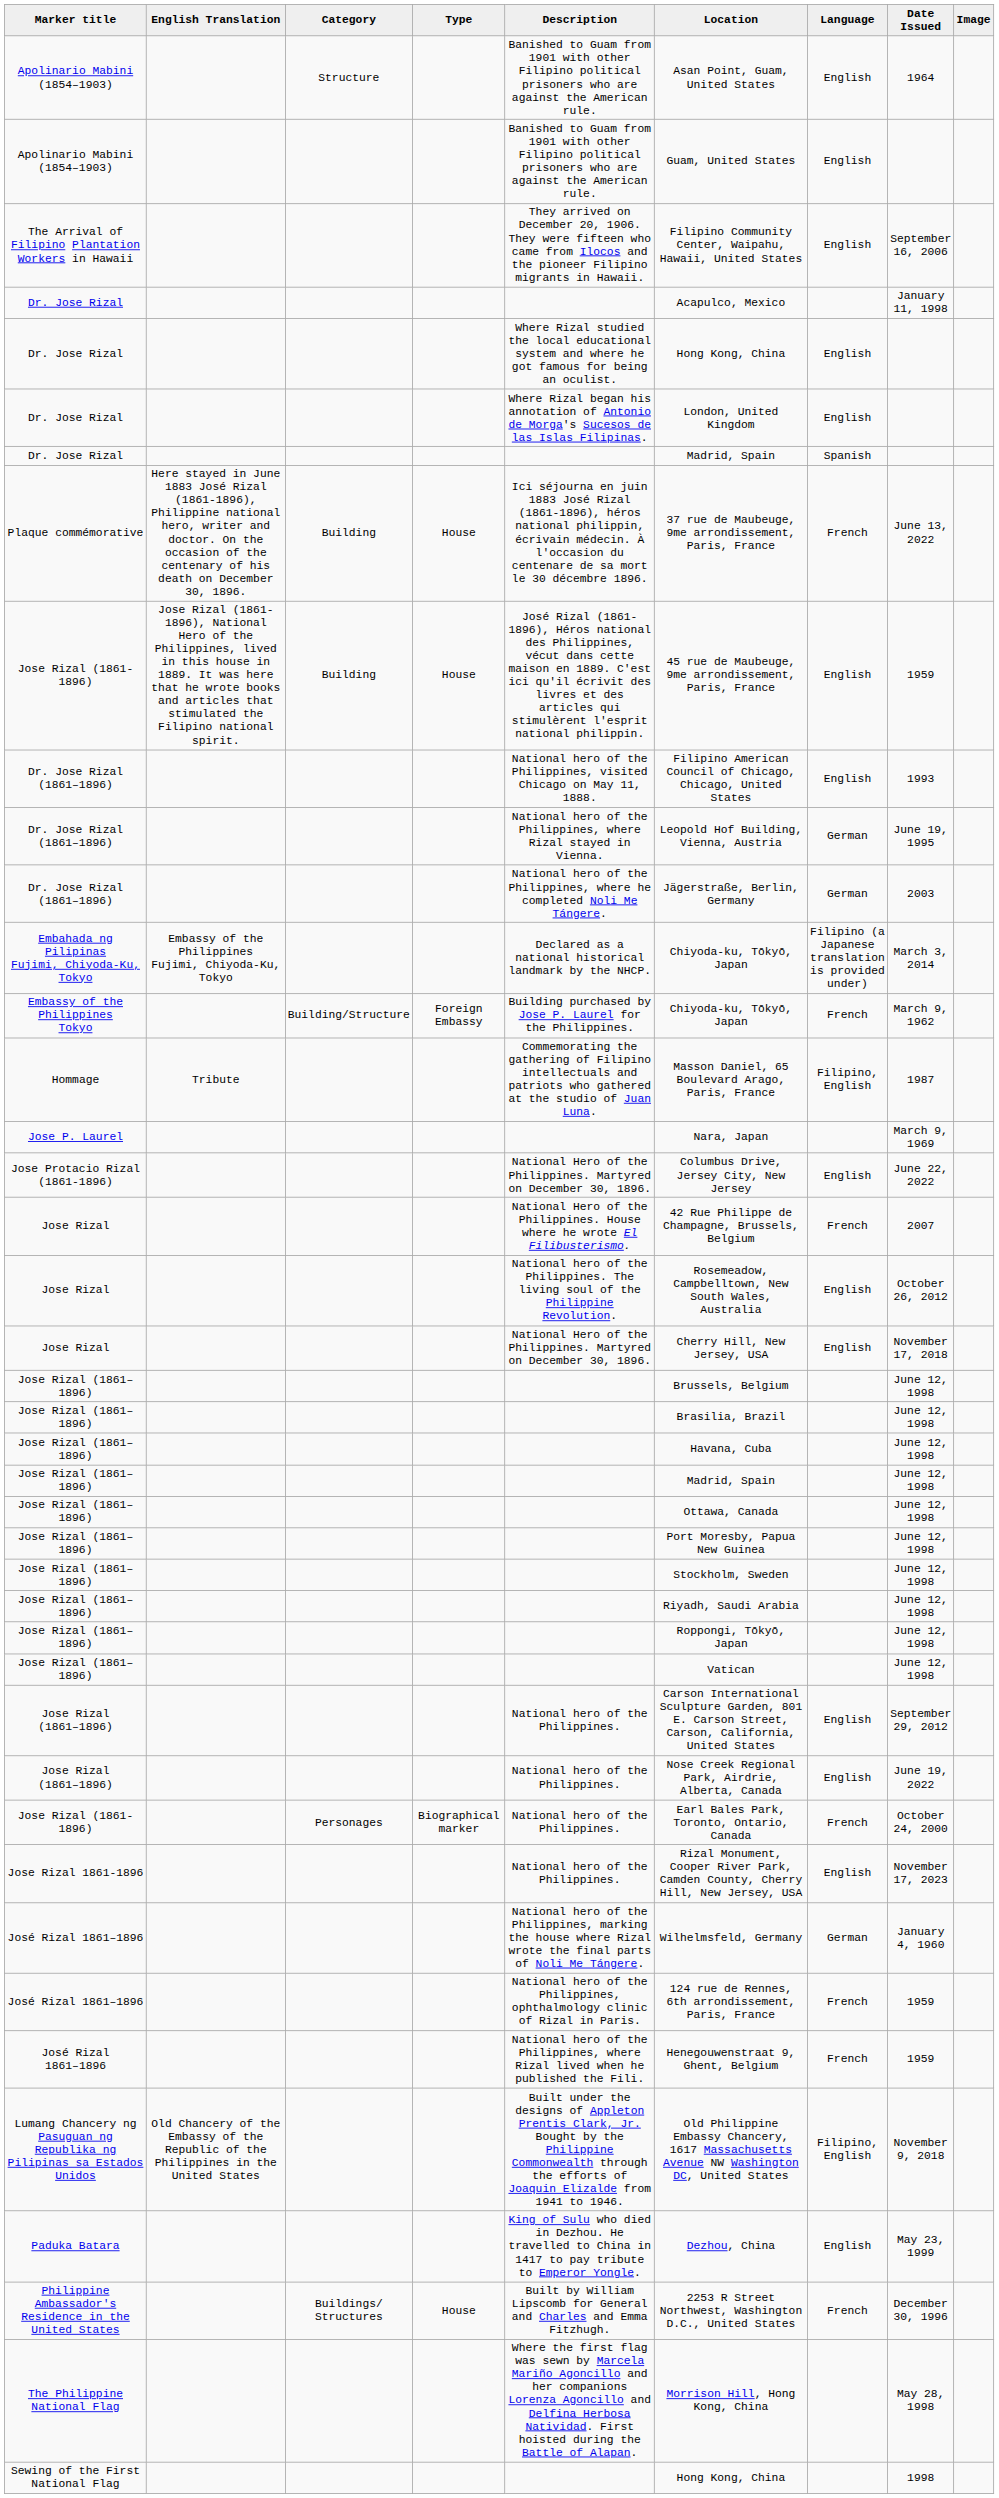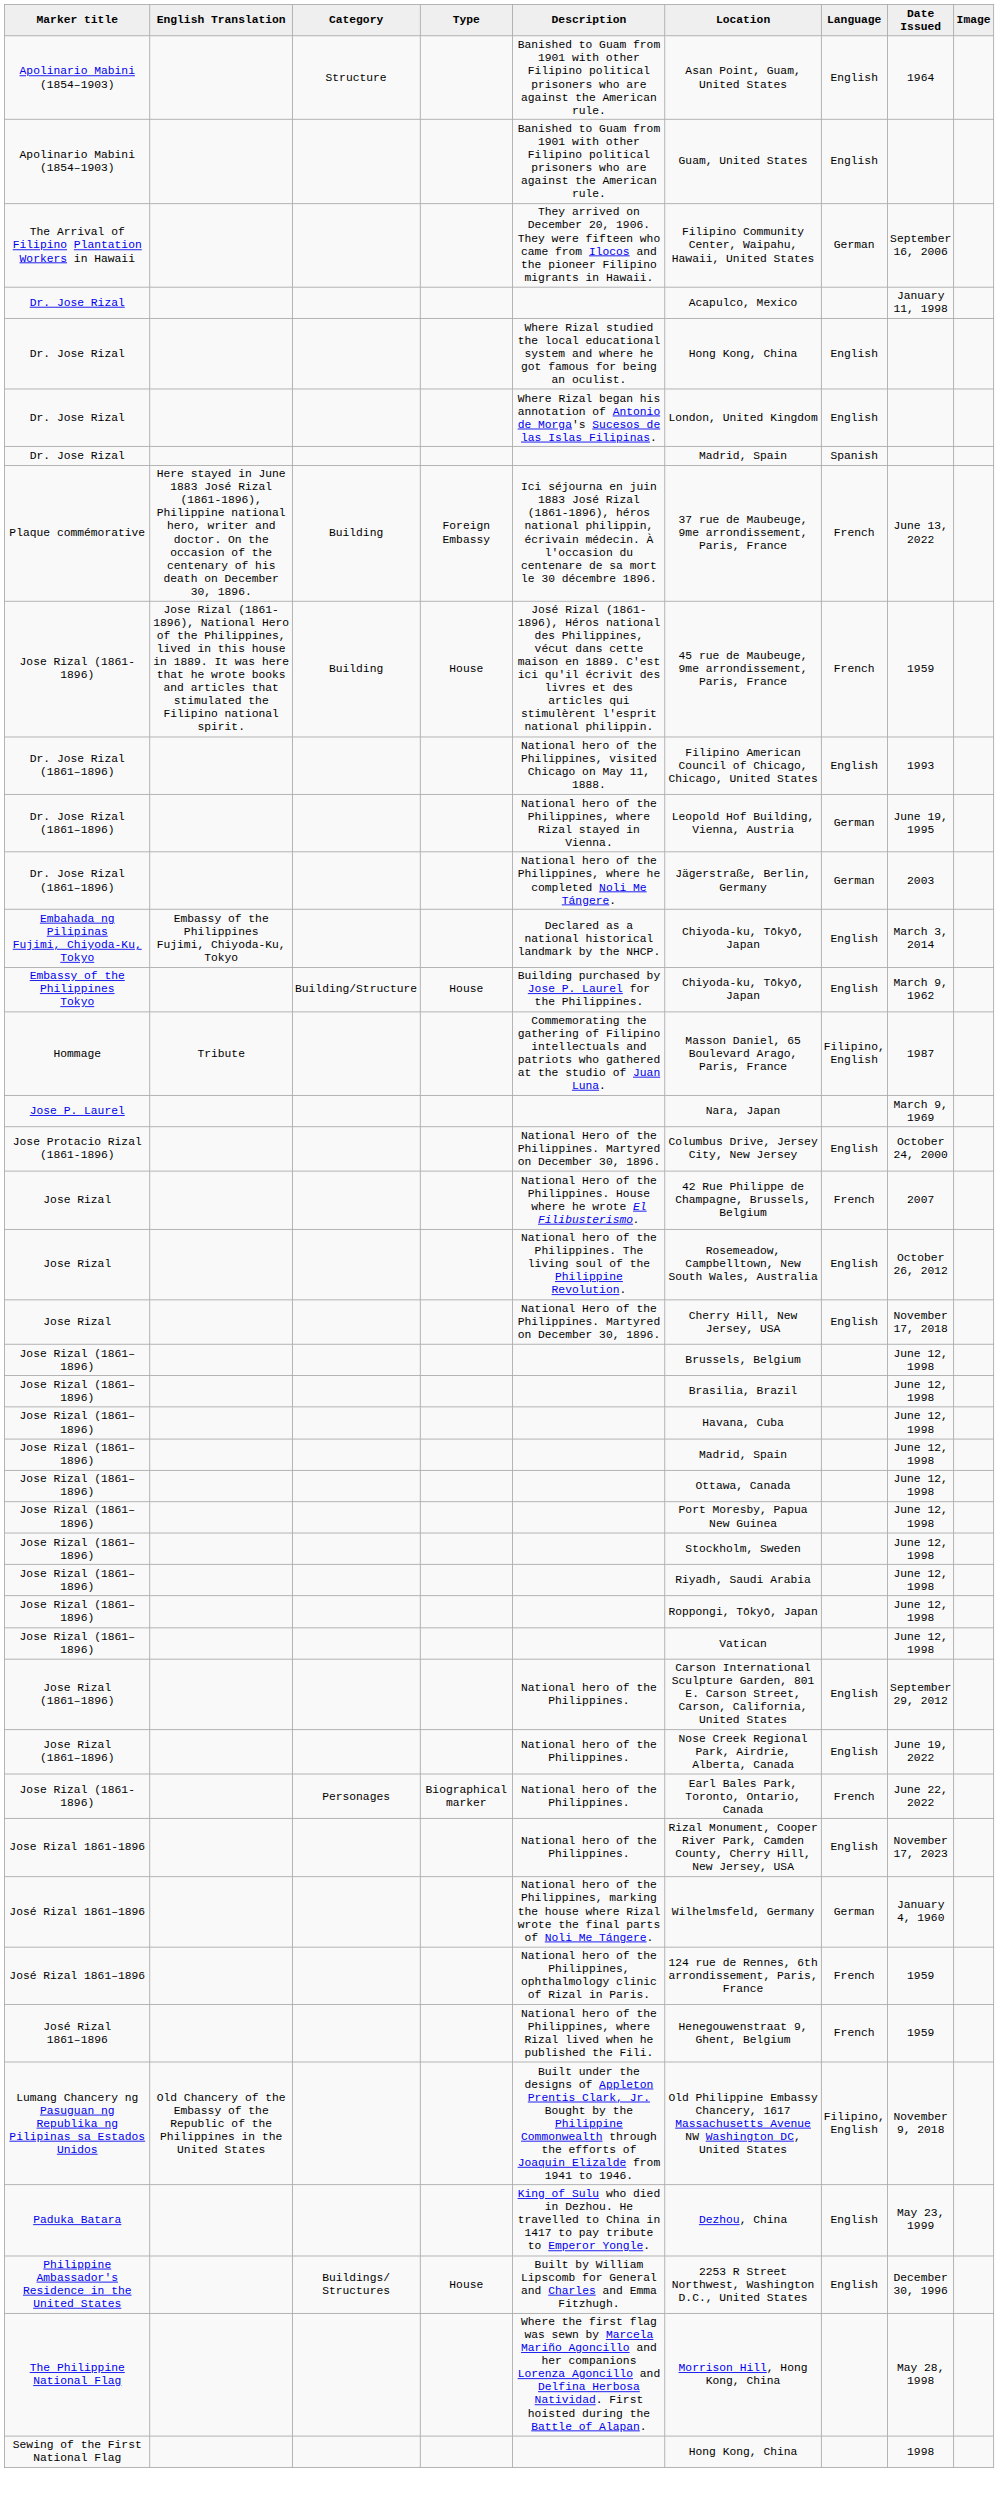(847, 245) English -> (854, 245) German
(459, 533) House -> (466, 533) Foreign Embassy
(847, 675) English -> (854, 669) French
(847, 958) Filipino (a Japanese translation is provided under) -> (854, 938) English
(459, 1016) Foreign Embassy -> (466, 989) House
(847, 1016) French -> (854, 989) English
(921, 1175) June 22, 2022 -> (921, 1149) October 24, 2000
(921, 1823) October 24, 2000 -> (921, 1796) June 22, 2022
(847, 2310) French -> (854, 2284) English
